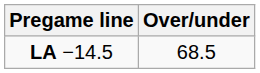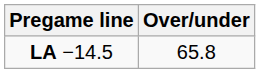(196, 52) 68.5 -> (196, 52) 65.8
